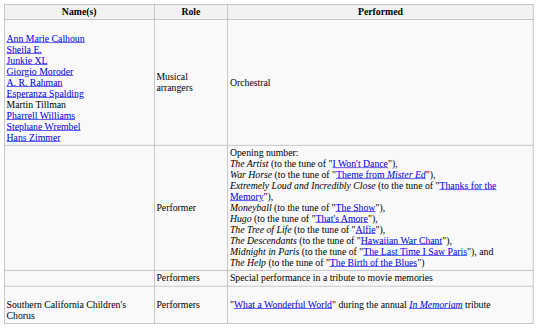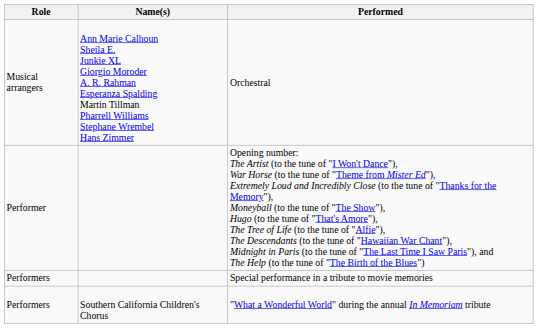columns swapped: (79, 12) <-> (191, 12)
